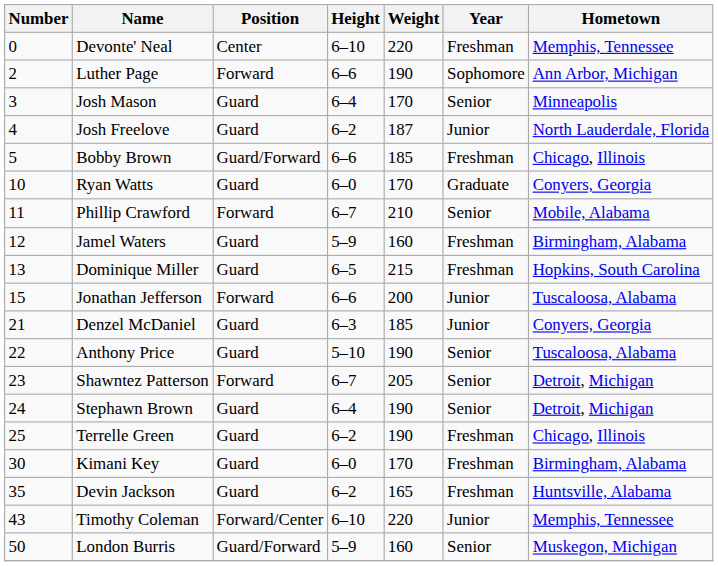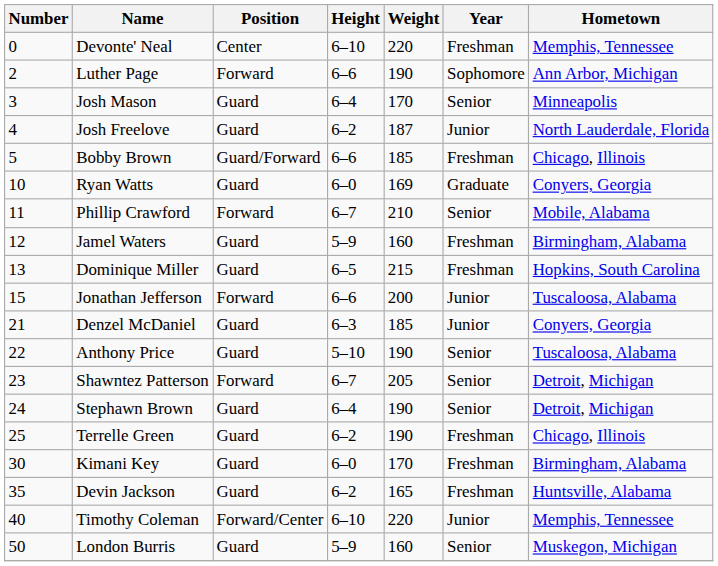(400, 185) 170 -> (400, 185) 169
(17, 519) 43 -> (17, 519) 40
(269, 547) Guard/Forward -> (238, 547) Guard
